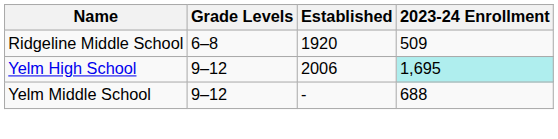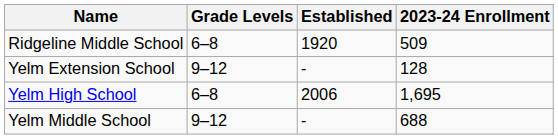+ row: (91, 69)
(209, 69) 9–12 -> (205, 95) 6–8
(420, 69) paleturquoise background -> (420, 95) no background
